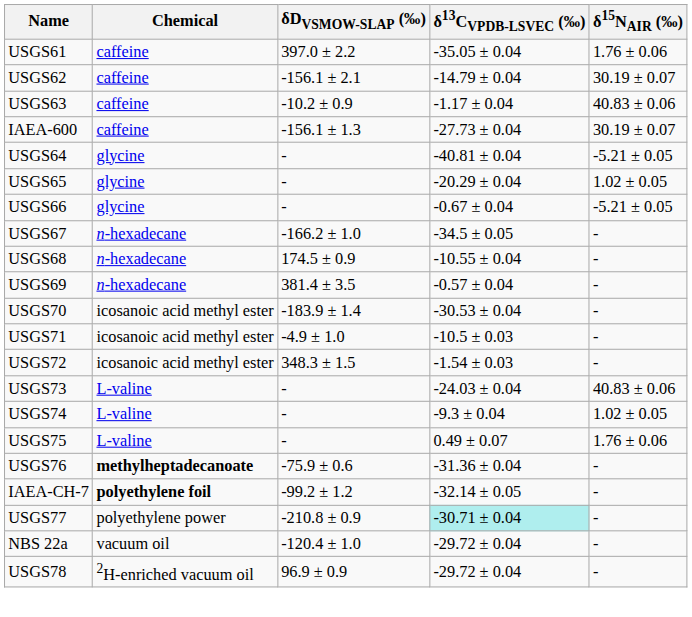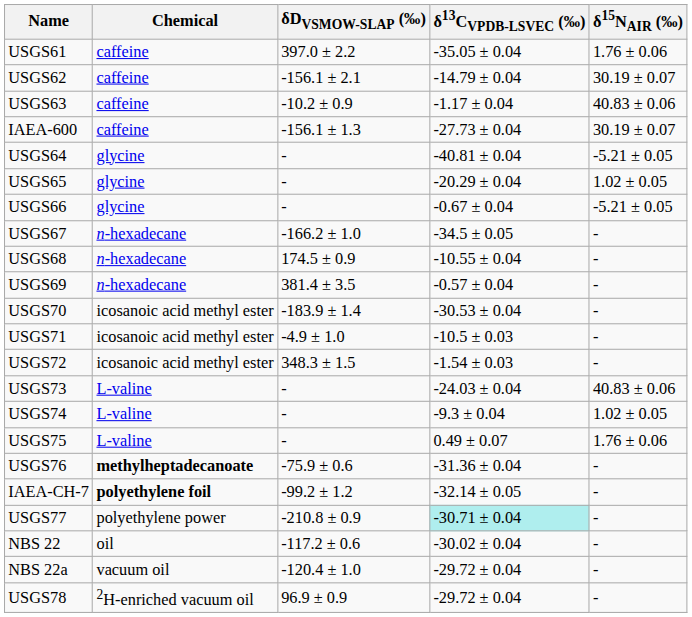+ row: (34, 543)
